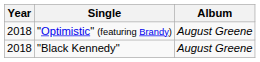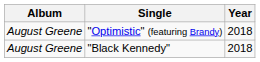columns swapped: (19, 13) <-> (215, 13)
